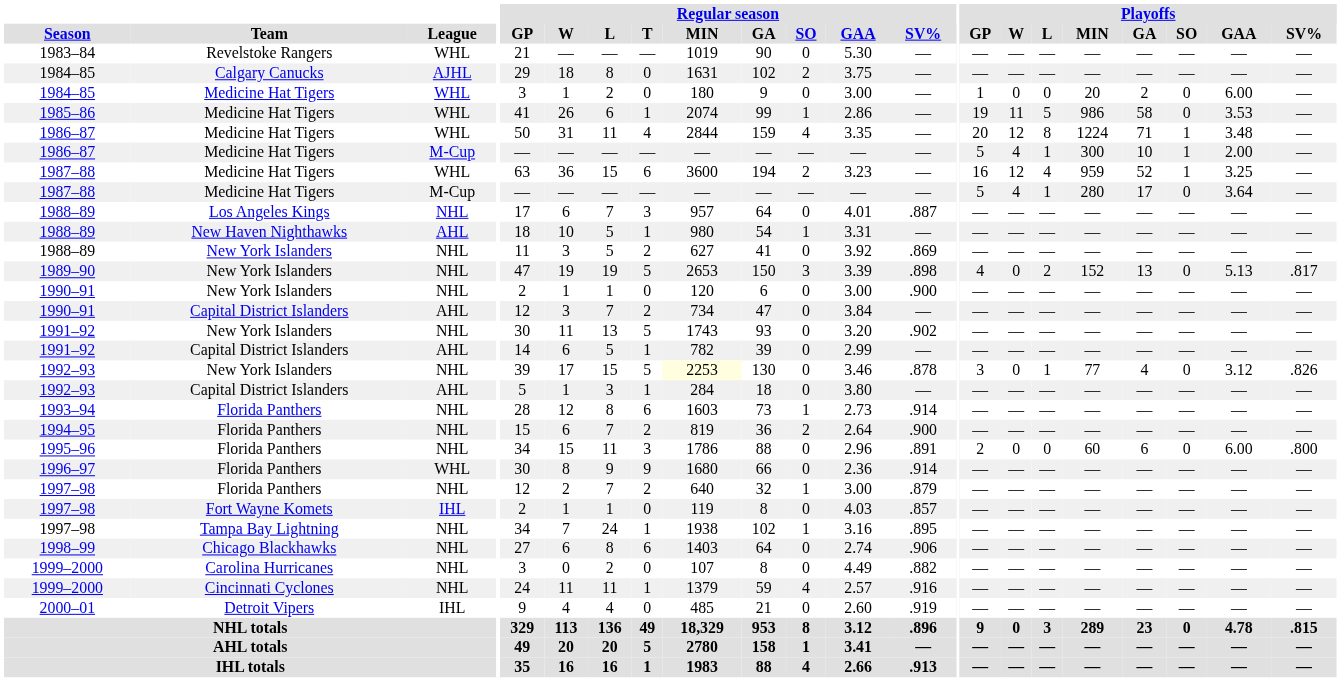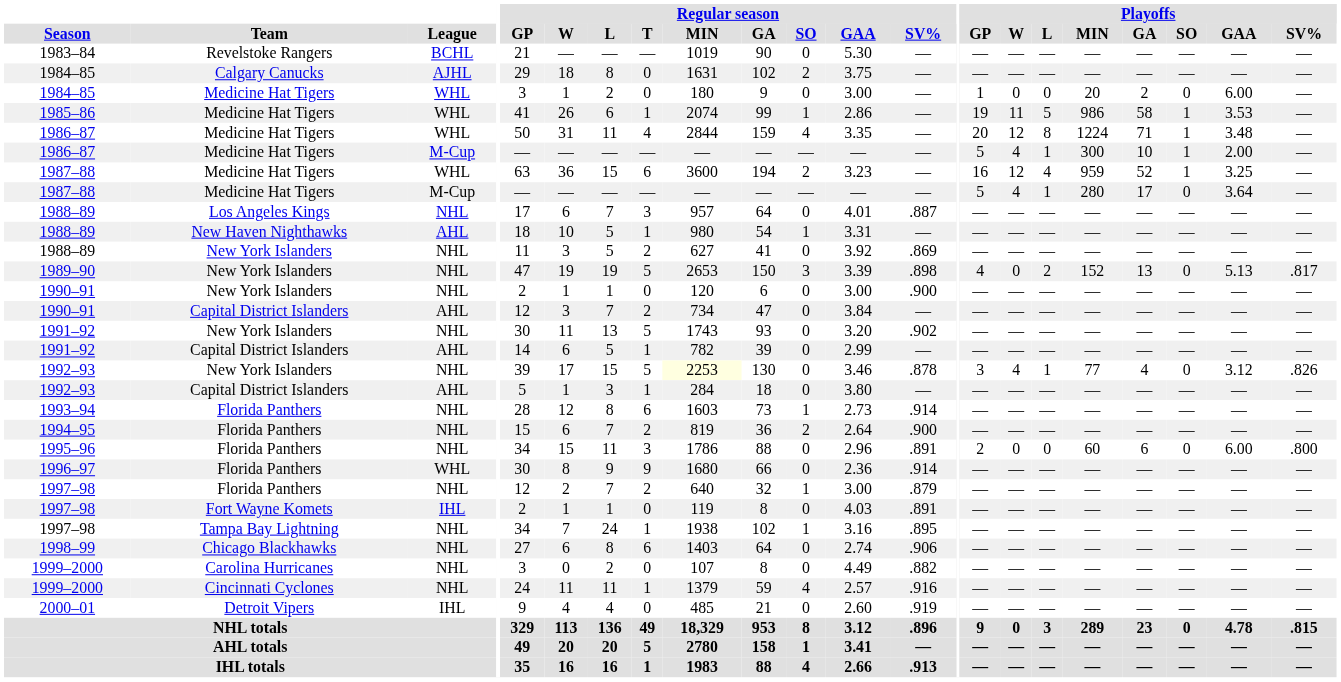(452, 53) WHL -> (452, 53) BCHL
(1187, 112) 0 -> (1187, 112) 1
(1016, 370) 0 -> (1016, 370) 4
(923, 508) .857 -> (923, 508) .891
